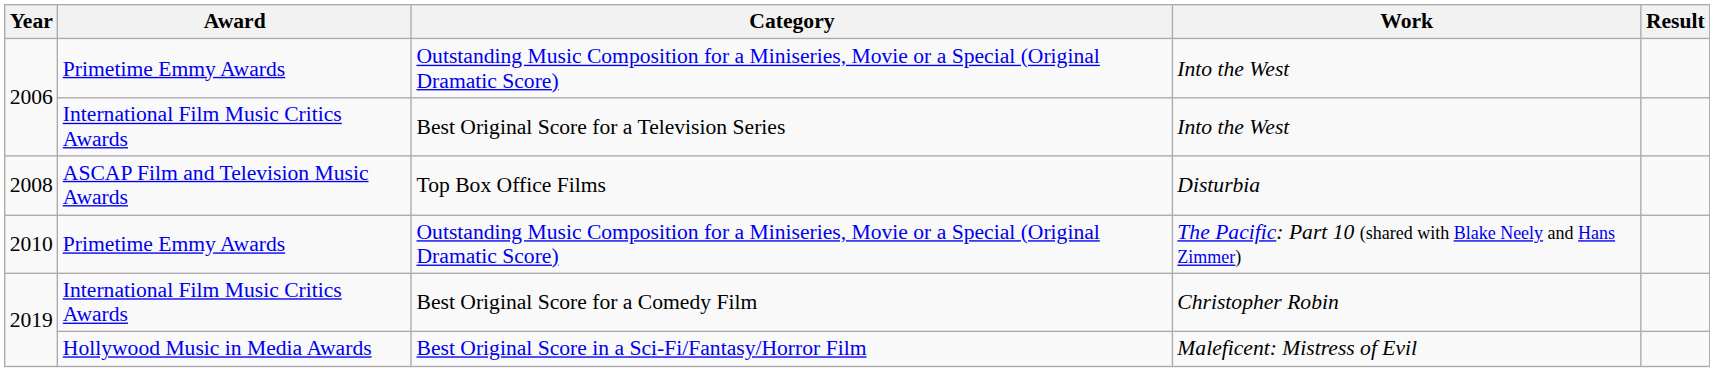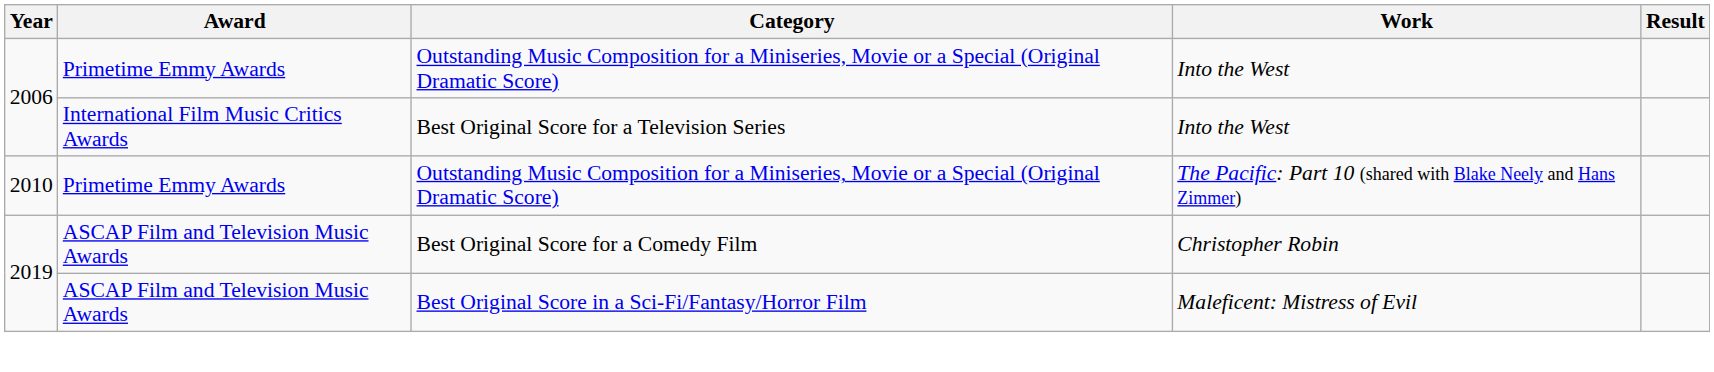- row: (511, 185)
(202, 302) International Film Music Critics Awards -> (216, 243) ASCAP Film and Television Music Awards
(217, 348) Hollywood Music in Media Awards -> (216, 302) ASCAP Film and Television Music Awards
